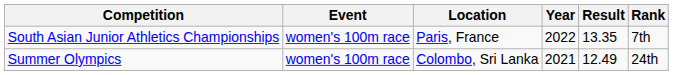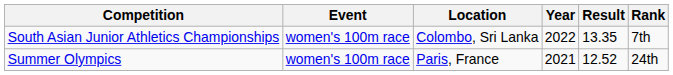(458, 37) Paris, France -> (477, 37) Colombo, Sri Lanka
(477, 59) Colombo, Sri Lanka -> (458, 59) Paris, France
(600, 59) 12.49 -> (600, 59) 12.52
